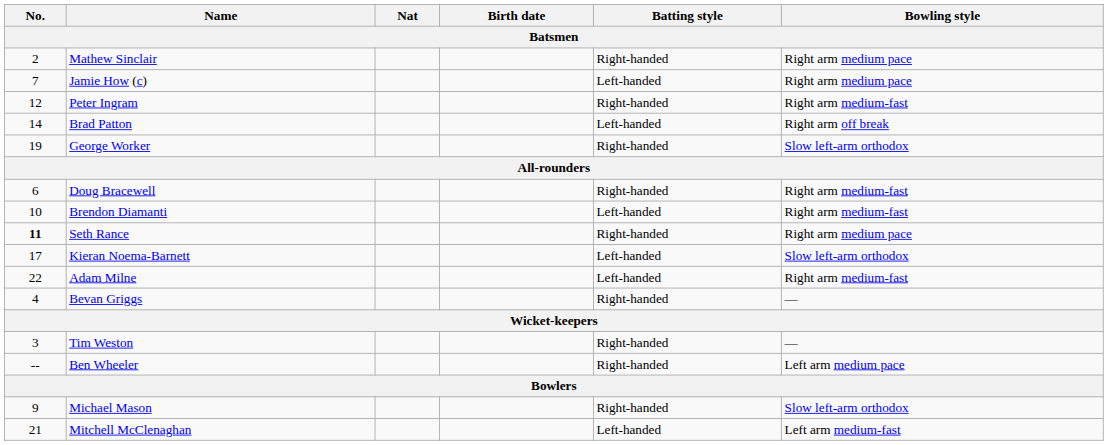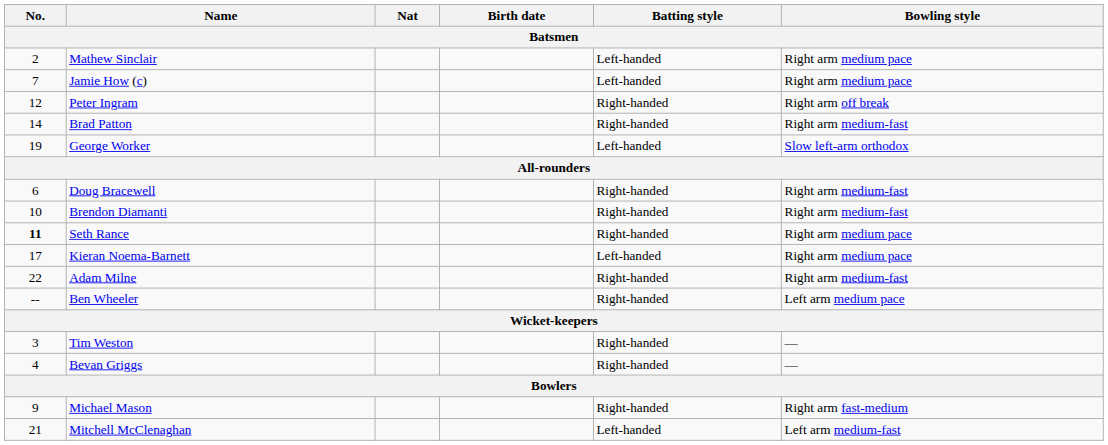(632, 59) Right-handed -> (629, 59) Left-handed
(846, 102) Right arm medium-fast -> (837, 102) Right arm off break
(629, 124) Left-handed -> (632, 124) Right-handed
(837, 124) Right arm off break -> (846, 124) Right arm medium-fast
(632, 146) Right-handed -> (629, 146) Left-handed
(629, 211) Left-handed -> (632, 211) Right-handed
(847, 255) Slow left-arm orthodox -> (848, 255) Right arm medium pace
(629, 277) Left-handed -> (632, 277) Right-handed
rows swapped: (104, 364) <-> (106, 299)
(847, 408) Slow left-arm orthodox -> (846, 408) Right arm fast-medium
